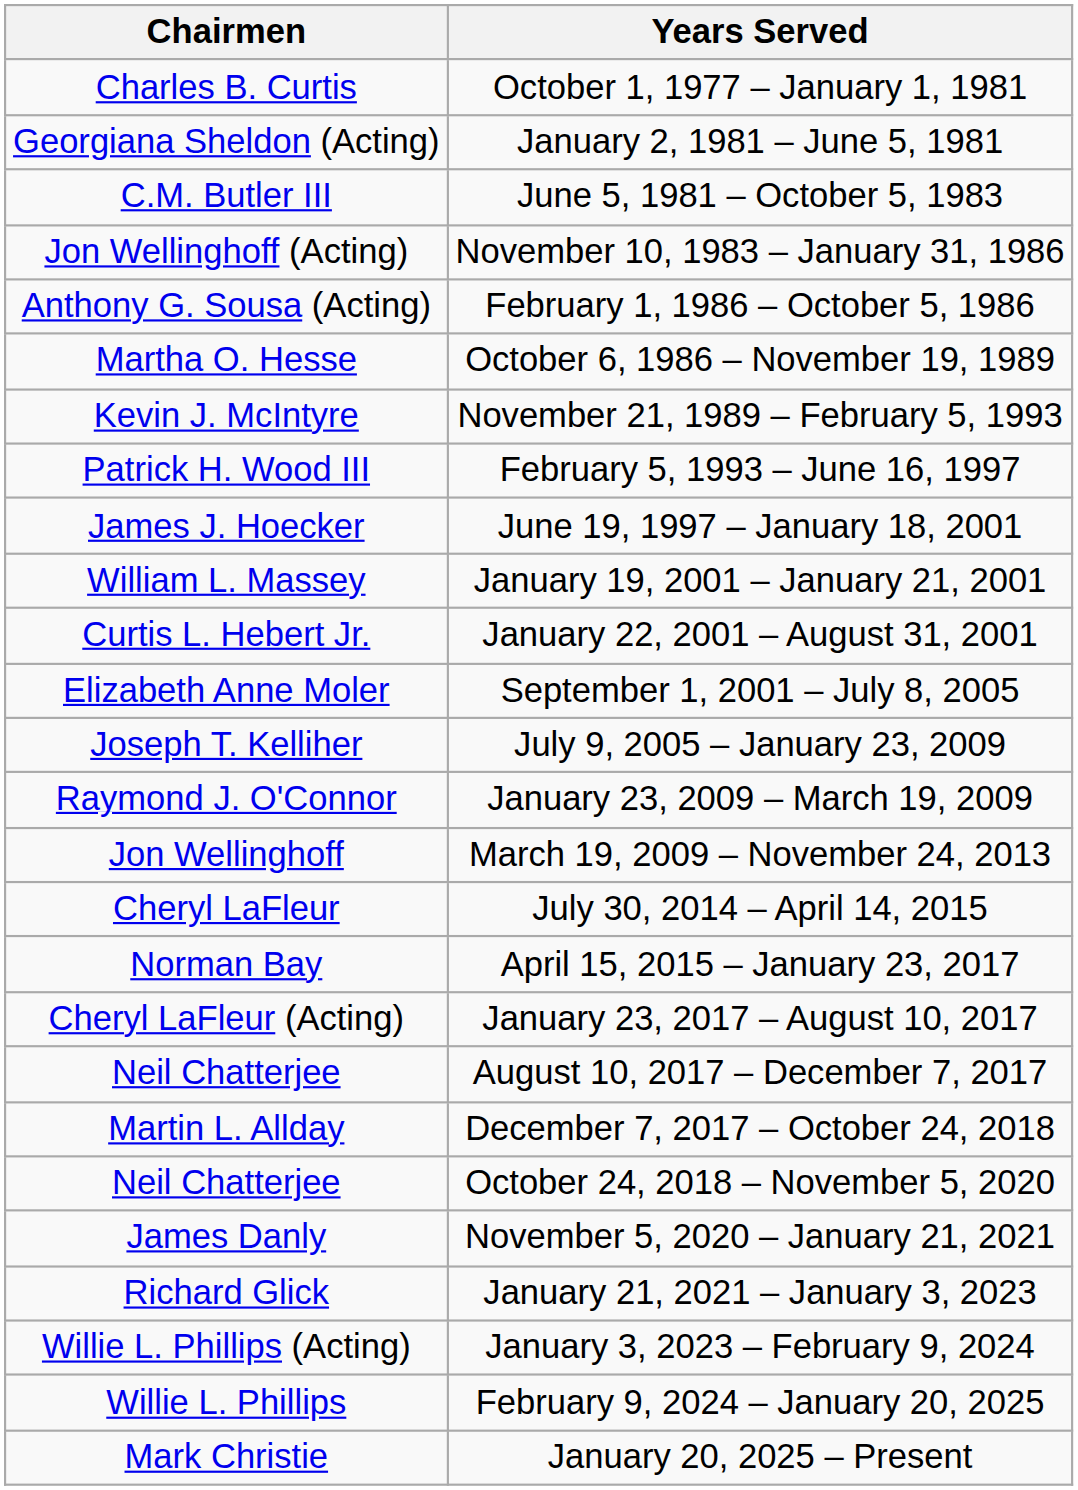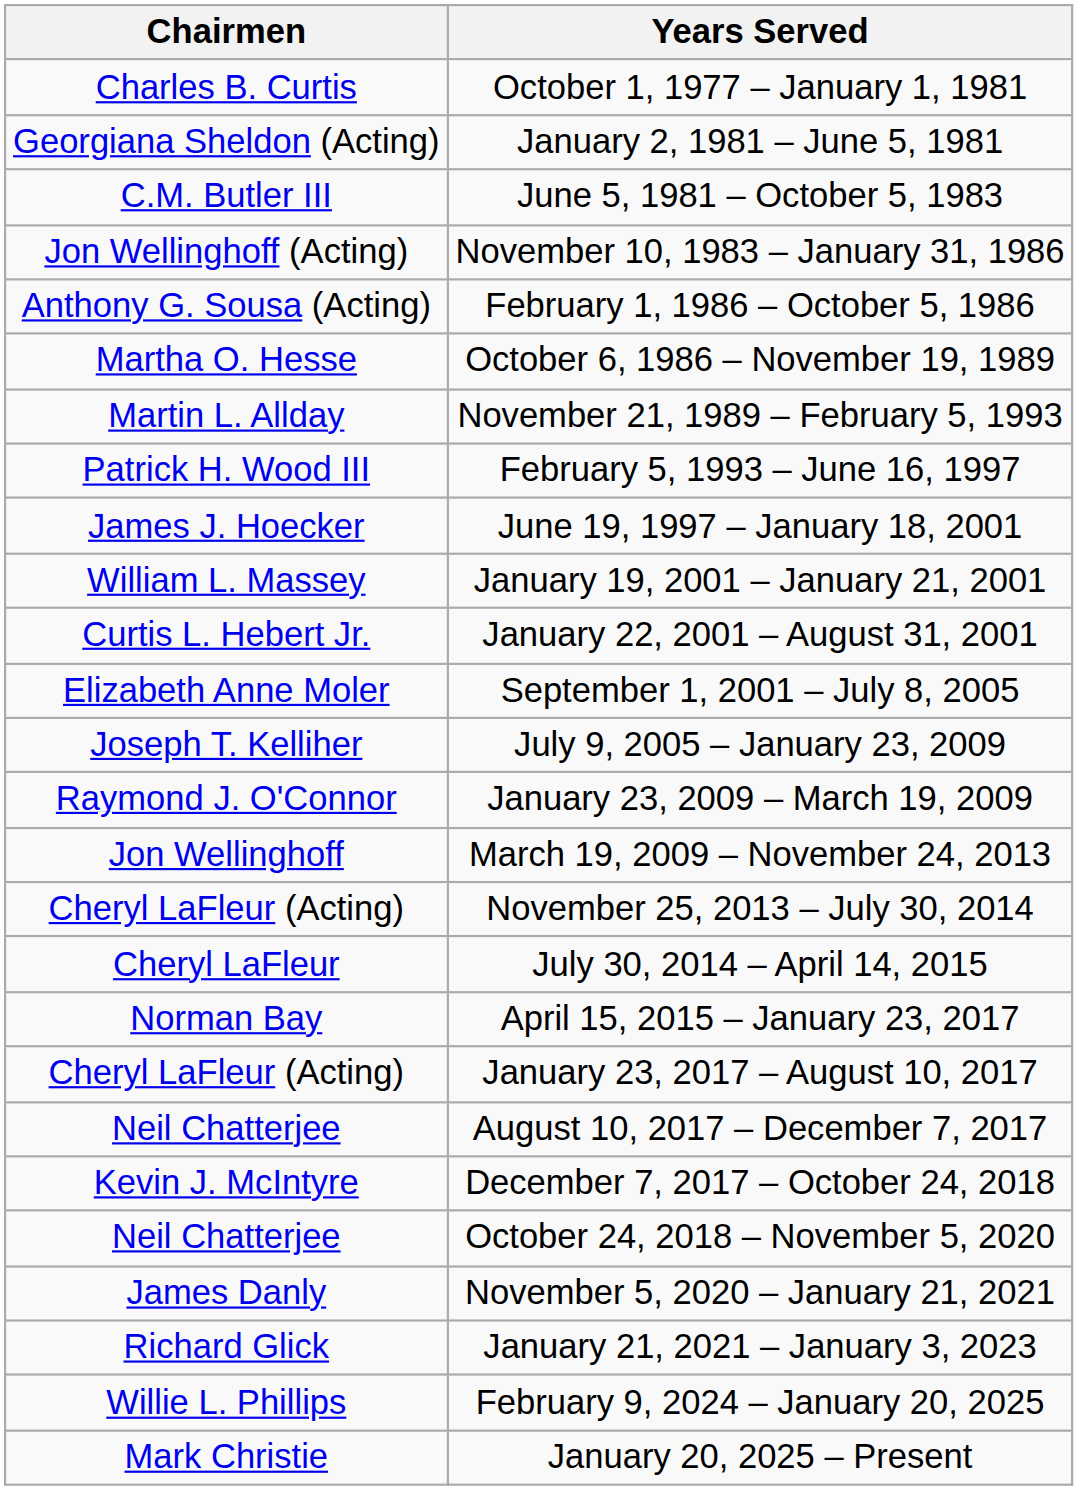(226, 415) Kevin J. McIntyre -> (226, 415) Martin L. Allday
+ row: (760, 908)
(226, 1128) Martin L. Allday -> (226, 1182) Kevin J. McIntyre
- row: (760, 1347)
